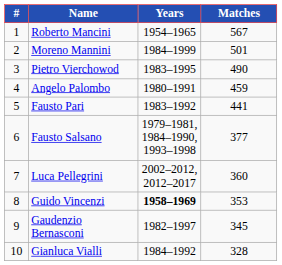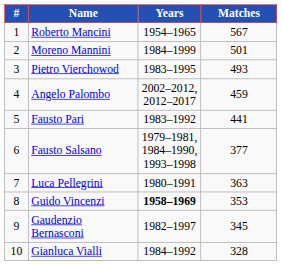(239, 69) 490 -> (239, 69) 493
(170, 87) 1980–1991 -> (170, 94) 2002–2012, 2012–2017
(170, 176) 2002–2012, 2012–2017 -> (170, 182) 1980–1991
(239, 176) 360 -> (239, 182) 363
